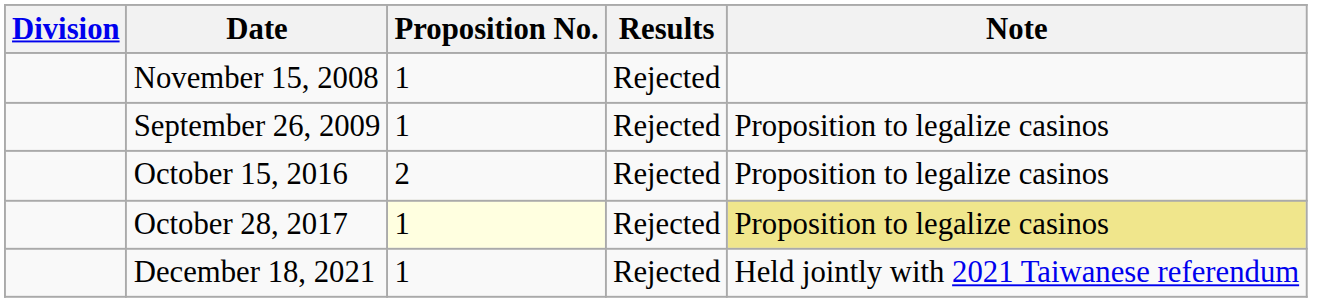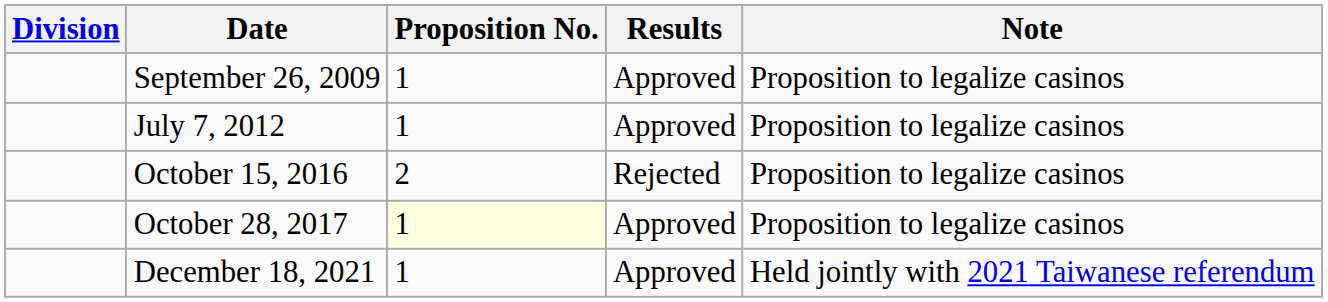- row: (256, 77)
(667, 126) Rejected -> (674, 77) Approved
+ row: (209, 126)
(667, 223) Rejected -> (674, 223) Approved
(922, 223) khaki background -> (937, 223) no background
(667, 272) Rejected -> (674, 272) Approved
